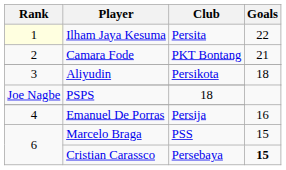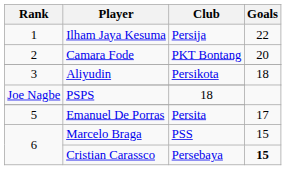(34, 34) lightyellow background -> (34, 34) no background
(189, 34) Persita -> (189, 34) Persija
(263, 54) 21 -> (263, 54) 20
(34, 114) 4 -> (34, 114) 5
(189, 114) Persija -> (189, 114) Persita
(263, 114) 16 -> (263, 114) 17
